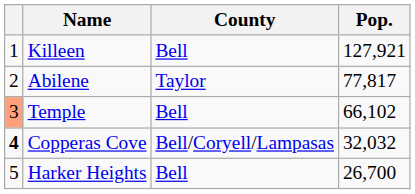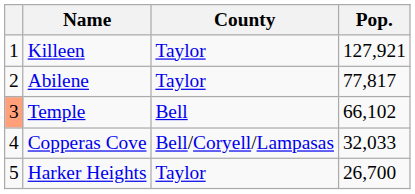(172, 50) Bell -> (181, 50) Taylor
(14, 142) bold -> (14, 142) normal
(370, 142) 32,032 -> (370, 142) 32,033
(172, 173) Bell -> (181, 173) Taylor
